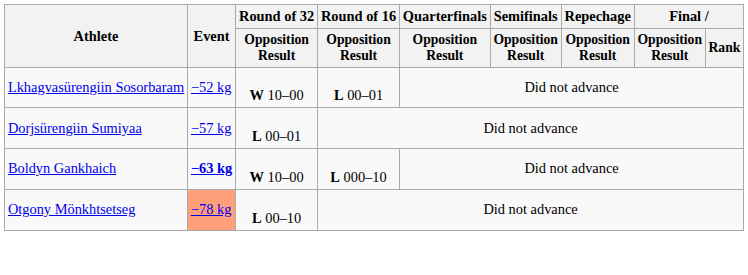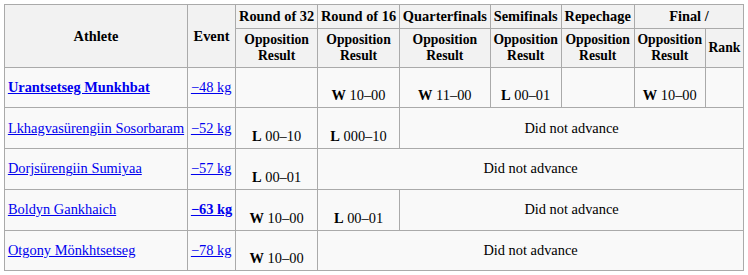+ row: (79, 87)
(277, 95) W 10–00 -> (277, 136) L 00–10
(359, 95) L 00–01 -> (359, 136) L 000–10
(359, 177) L 000–10 -> (359, 218) L 00–01
(211, 209) lightsalmon background -> (211, 250) no background
(277, 218) L 00–10 -> (277, 258) W 10–00
